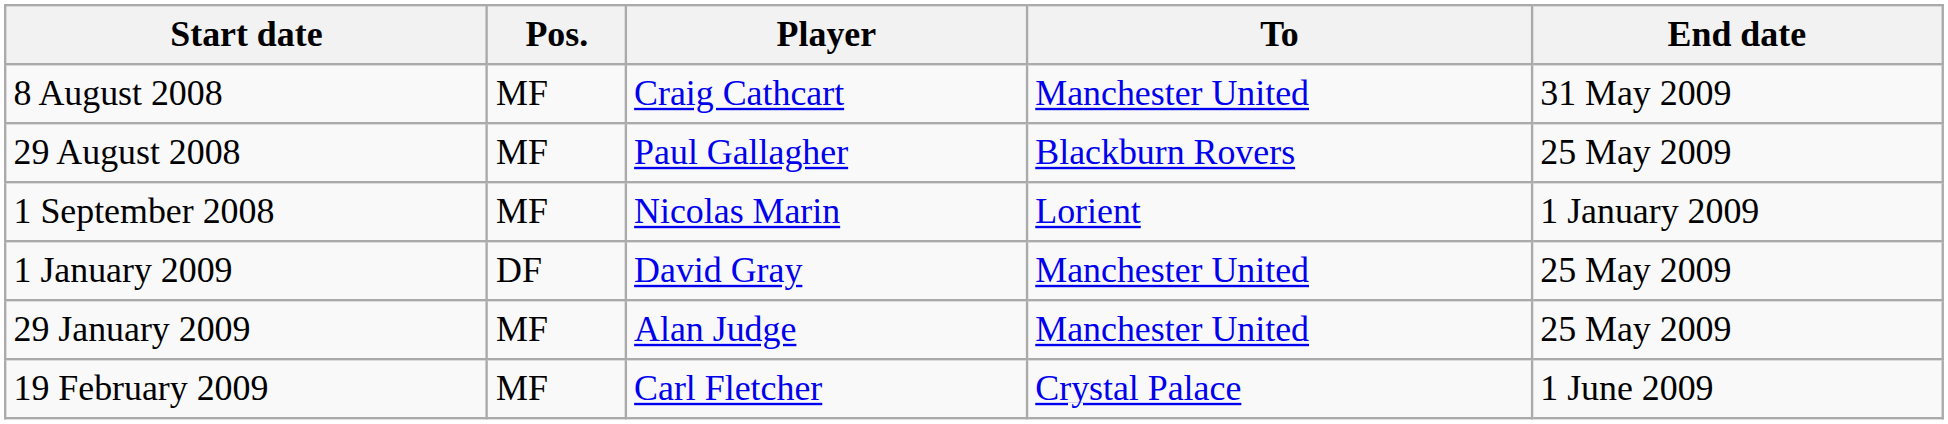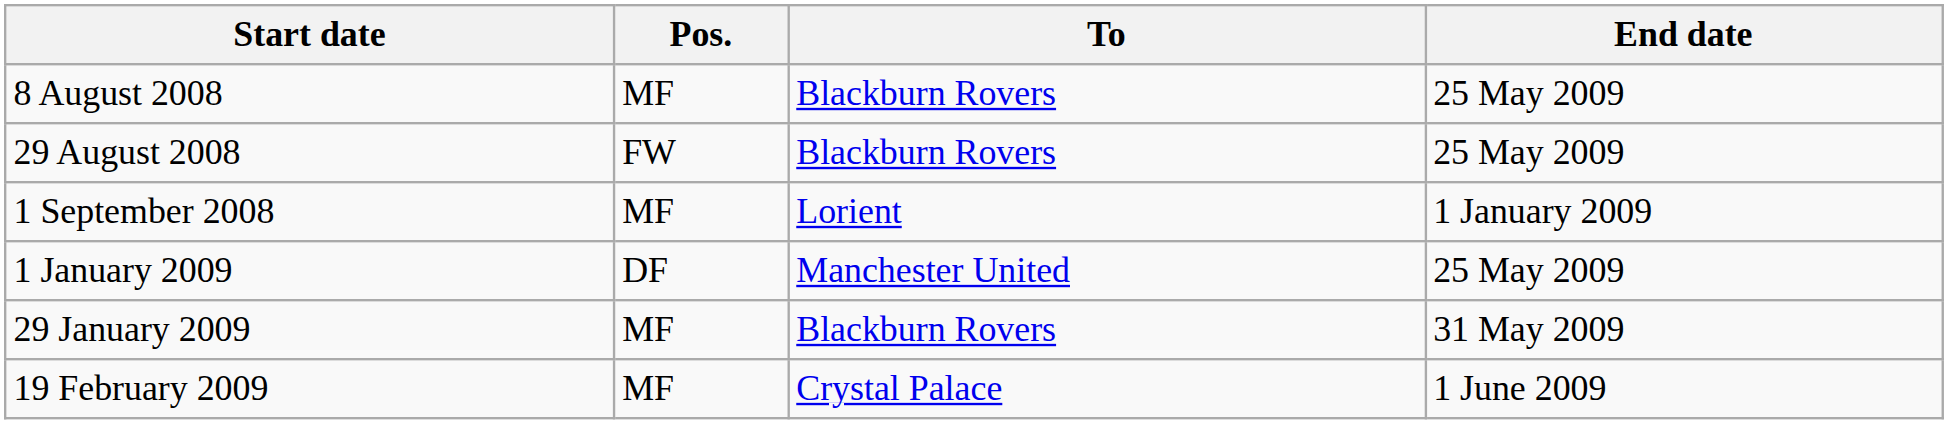- column: (826, 34)
(1172, 93) Manchester United -> (926, 93) Blackburn Rovers
(1636, 93) 31 May 2009 -> (1529, 93) 25 May 2009
(522, 152) MF -> (649, 152) FW
(1172, 329) Manchester United -> (926, 329) Blackburn Rovers
(1636, 329) 25 May 2009 -> (1529, 329) 31 May 2009
